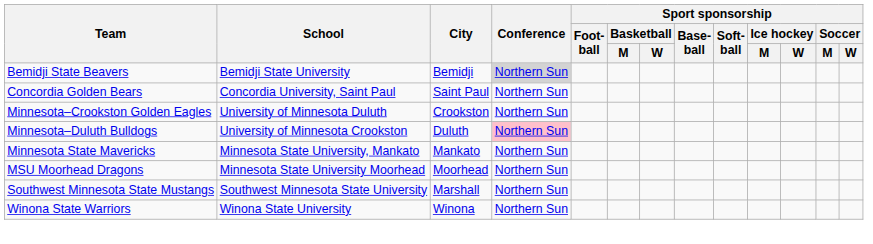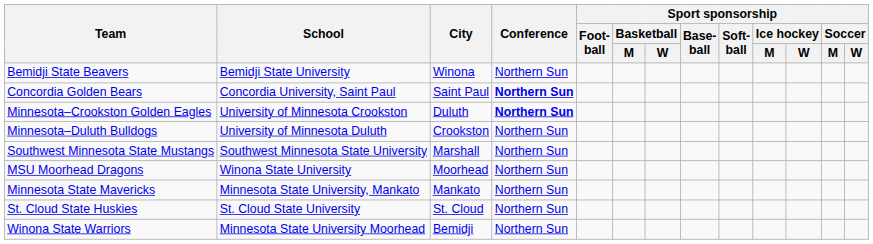(453, 72) Bemidji -> (454, 72) Winona
(531, 72) lightgrey background -> (531, 72) no background
(531, 92) normal -> (534, 92) bold
(303, 111) University of Minnesota Duluth -> (314, 111) University of Minnesota Crookston
(461, 111) Crookston -> (451, 111) Duluth
(531, 111) normal -> (534, 111) bold
(314, 131) University of Minnesota Crookston -> (303, 131) University of Minnesota Duluth
(451, 131) Duluth -> (461, 131) Crookston
(531, 131) pink background -> (531, 131) no background
rows swapped: (81, 151) <-> (111, 190)
(322, 170) Minnesota State University Moorhead -> (285, 170) Winona State University
+ row: (72, 209)
(285, 209) Winona State University -> (322, 229) Minnesota State University Moorhead
(454, 209) Winona -> (453, 229) Bemidji
